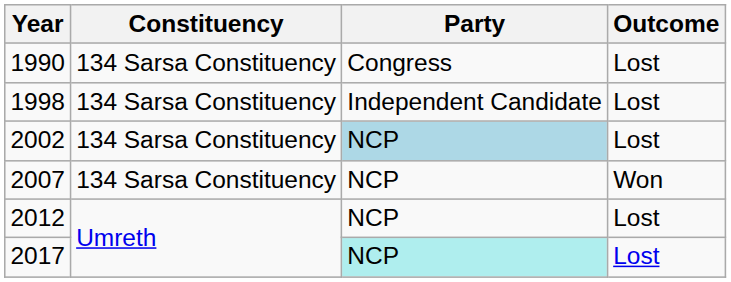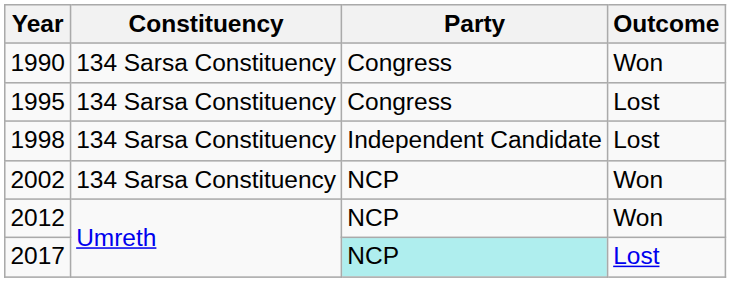(636, 62) Lost -> (638, 62) Won
+ row: (38, 101)
(373, 140) lightblue background -> (373, 179) no background
(636, 140) Lost -> (638, 179) Won
- row: (38, 179)
(636, 218) Lost -> (638, 218) Won
